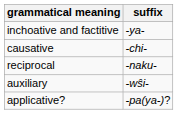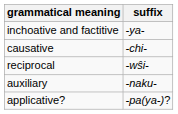(141, 65) -naku- -> (137, 65) -wŝi-
(137, 83) -wŝi- -> (141, 83) -naku-
